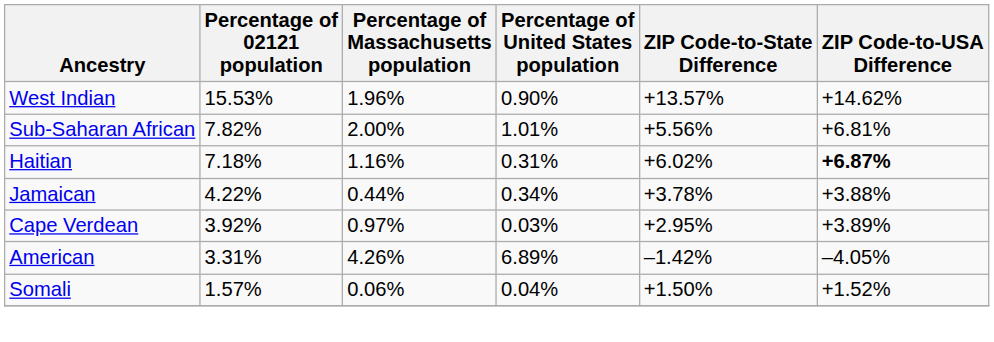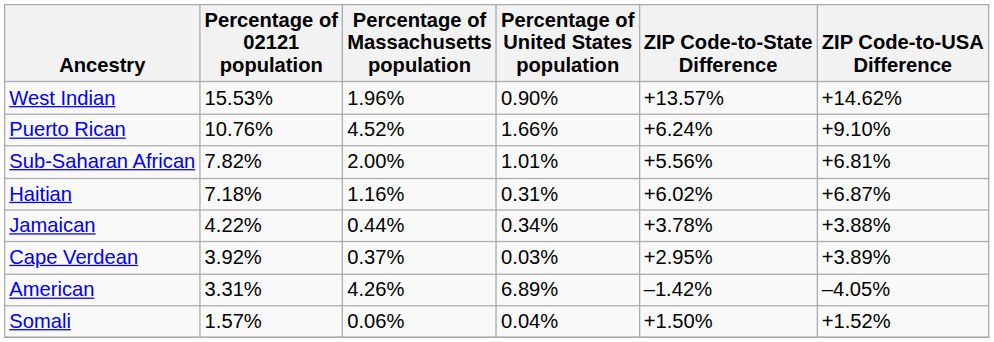+ row: (68, 129)
(856, 161) bold -> (856, 193) normal
(376, 225) 0.97% -> (376, 257) 0.37%
